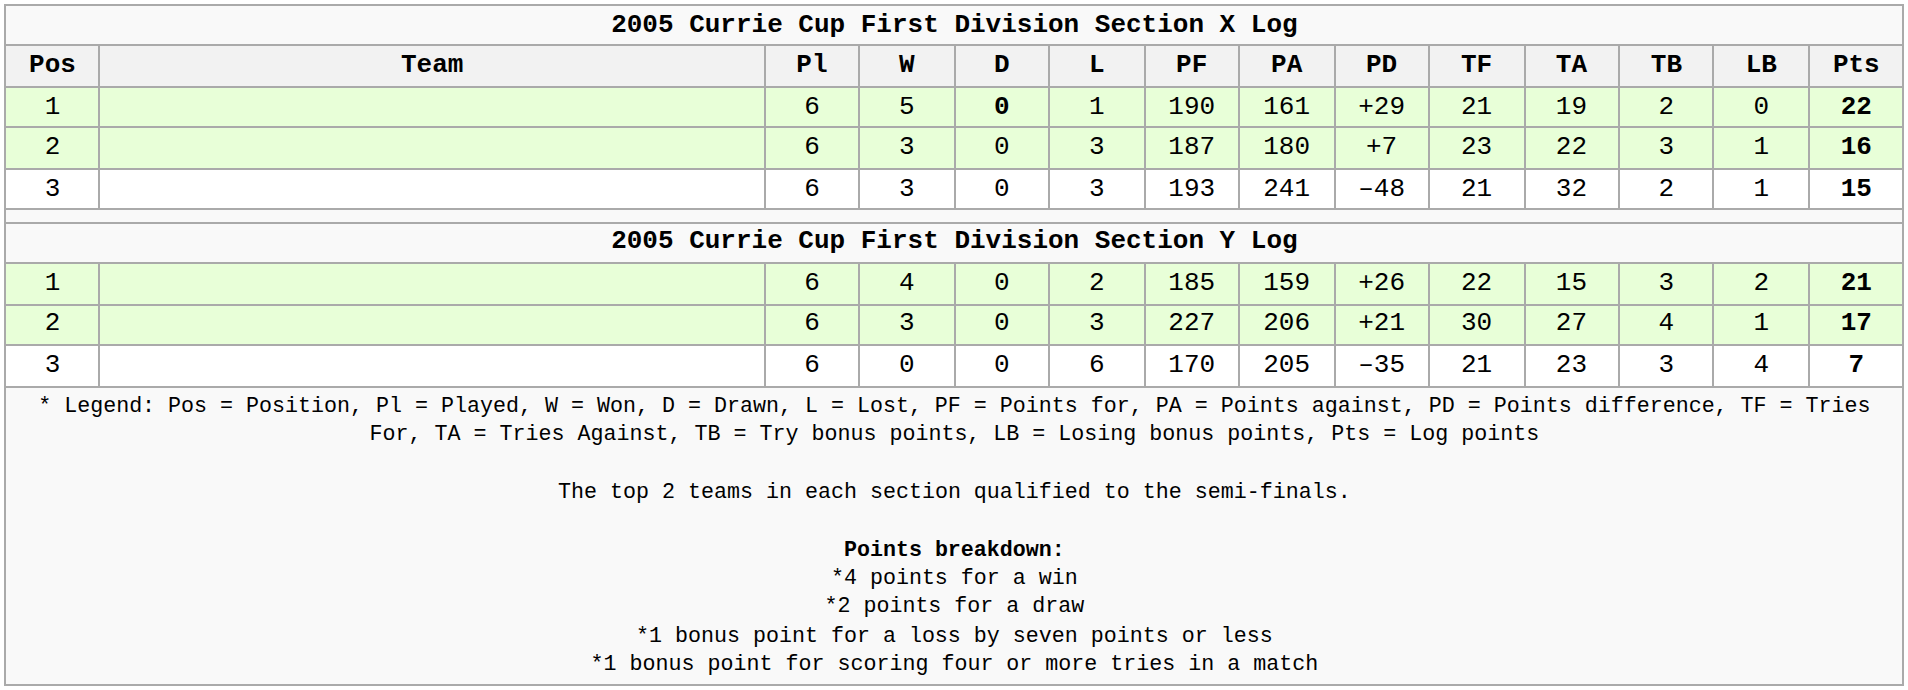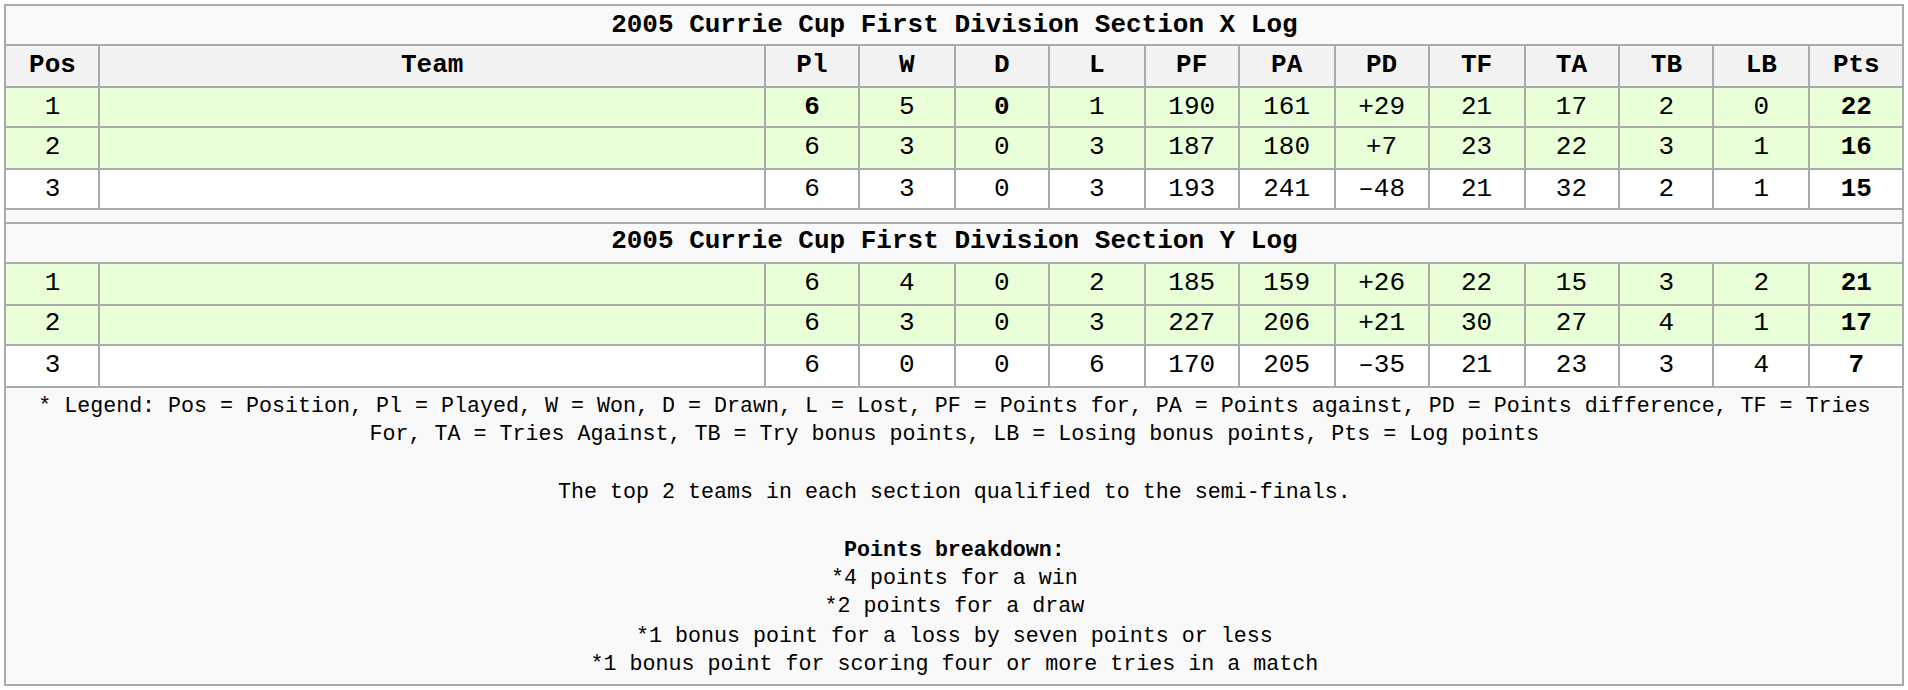(812, 106) normal -> (812, 106) bold
(1571, 106) 19 -> (1571, 106) 17
